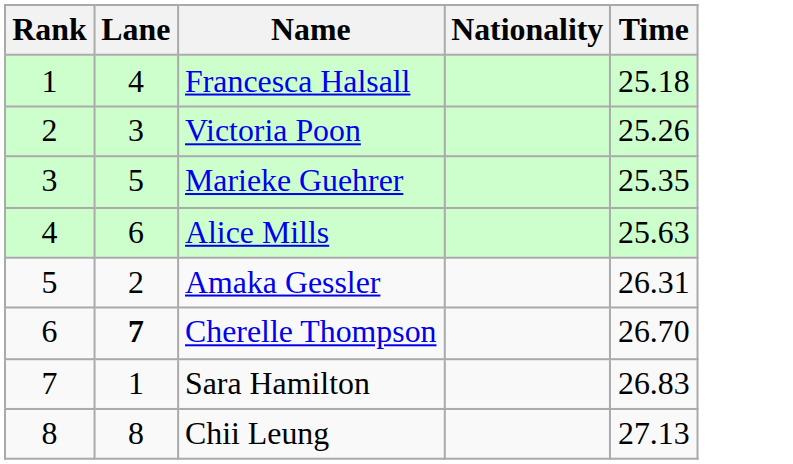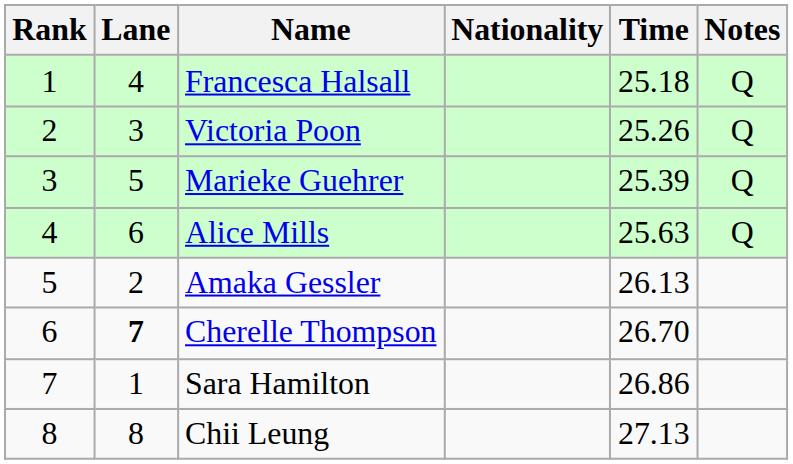+ column: (742, 29)
(654, 181) 25.35 -> (654, 181) 25.39
(654, 282) 26.31 -> (654, 282) 26.13
(654, 383) 26.83 -> (654, 383) 26.86
